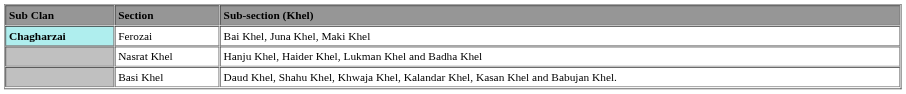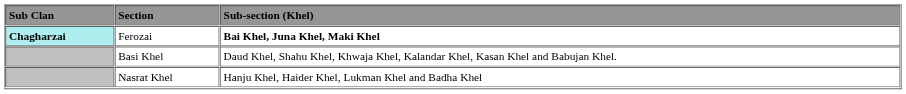(297, 36) normal -> (302, 36) bold
rows swapped: (141, 77) <-> (145, 56)
